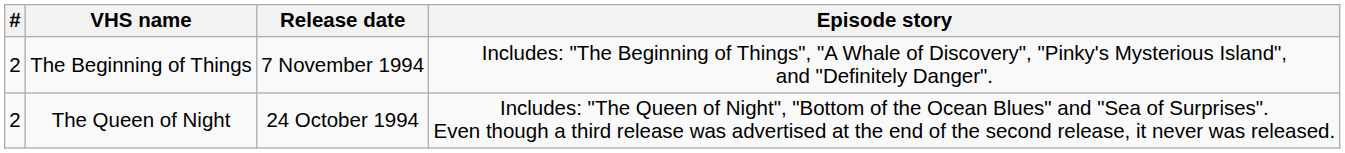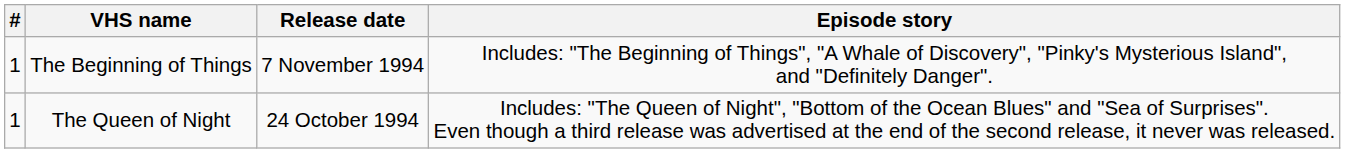(15, 64) 2 -> (15, 64) 1
(15, 120) 2 -> (15, 120) 1
